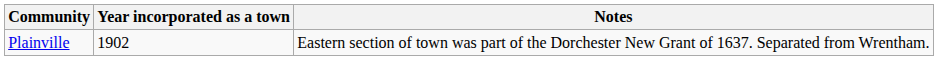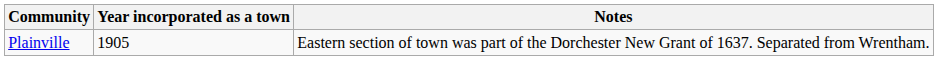(113, 42) 1902 -> (113, 42) 1905
